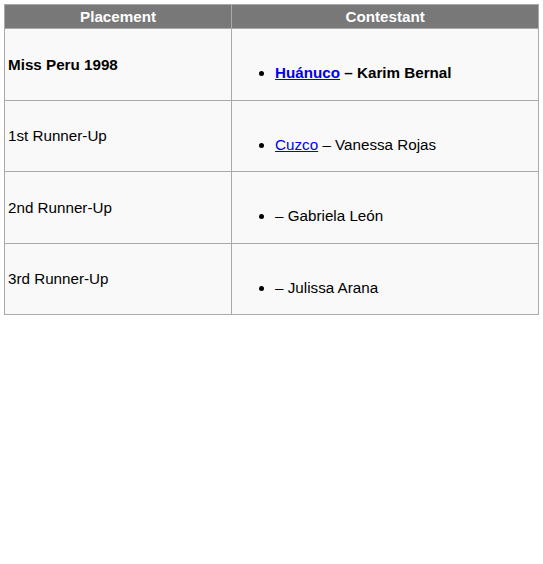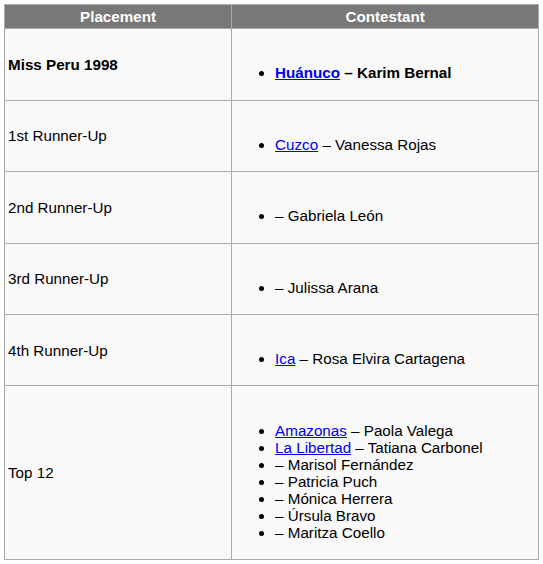+ row: (58, 350)
+ row: (31, 473)
